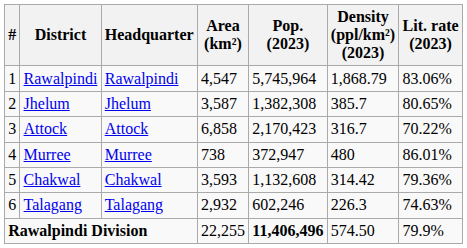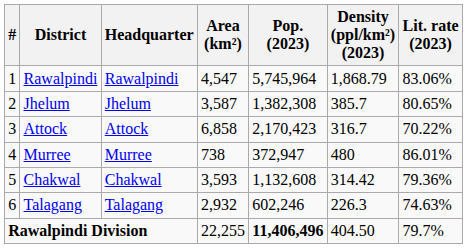(353, 230) 574.50 -> (353, 230) 404.50
(423, 230) 79.9% -> (423, 230) 79.7%
